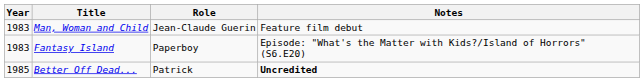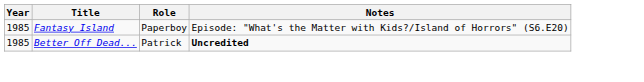- row: (91, 28)
(18, 49) 1983 -> (18, 28) 1985
